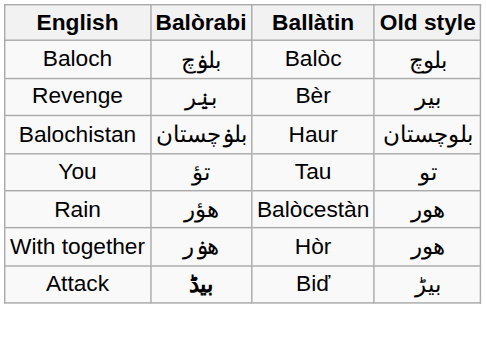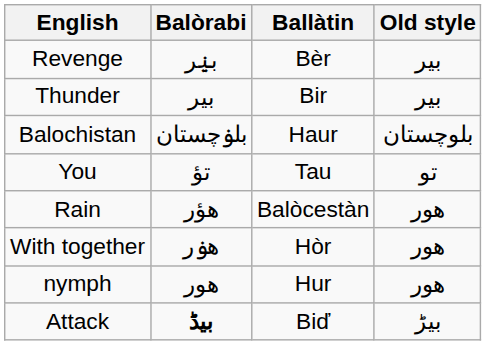- row: (77, 59)
+ row: (78, 96)
+ row: (78, 283)
